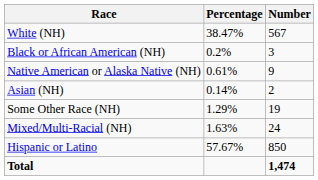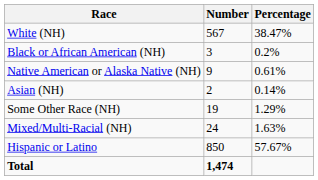columns swapped: (290, 14) <-> (234, 14)
